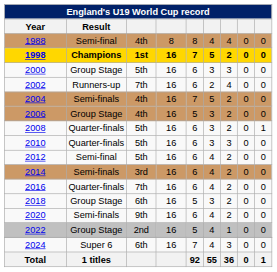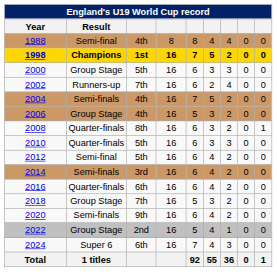(141, 128) 5th -> (141, 128) 8th
(141, 187) 7th -> (141, 187) 6th
(141, 201) 6th -> (141, 201) 7th
